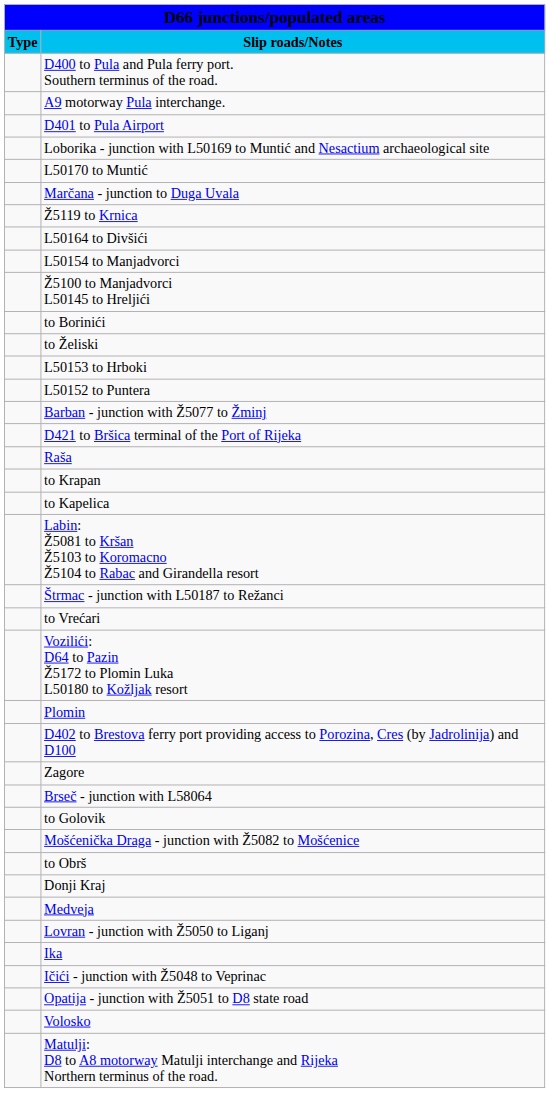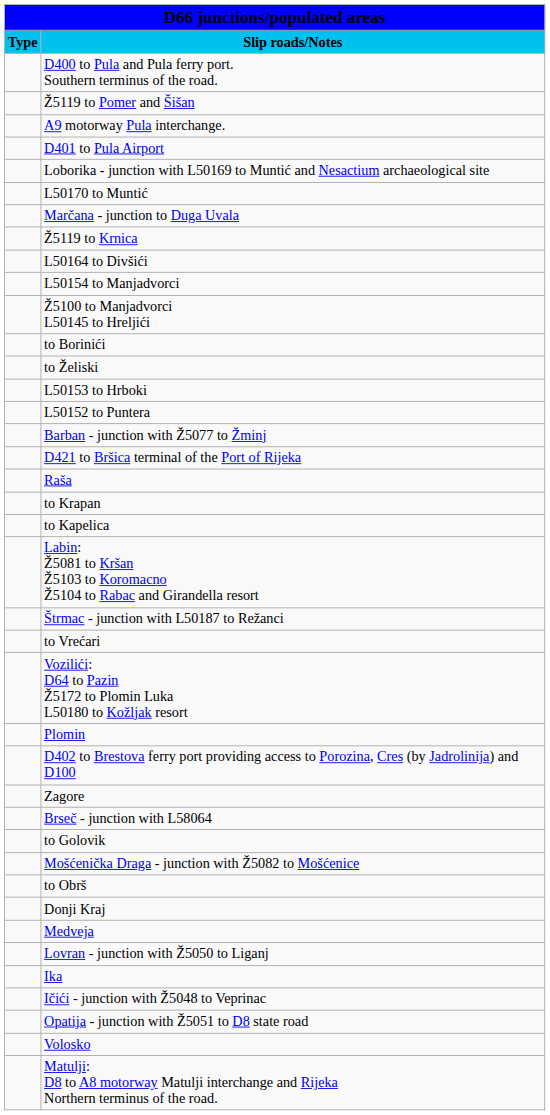+ row: (119, 103)
